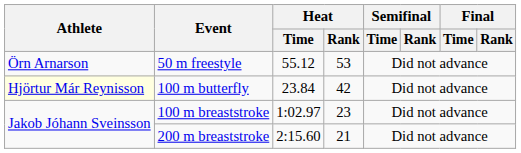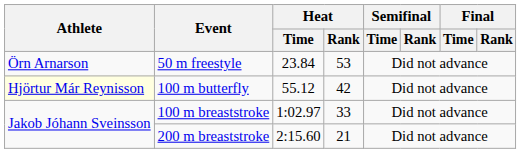(298, 64) 55.12 -> (298, 64) 23.84
(298, 88) 23.84 -> (298, 88) 55.12
(344, 112) 23 -> (344, 112) 33
